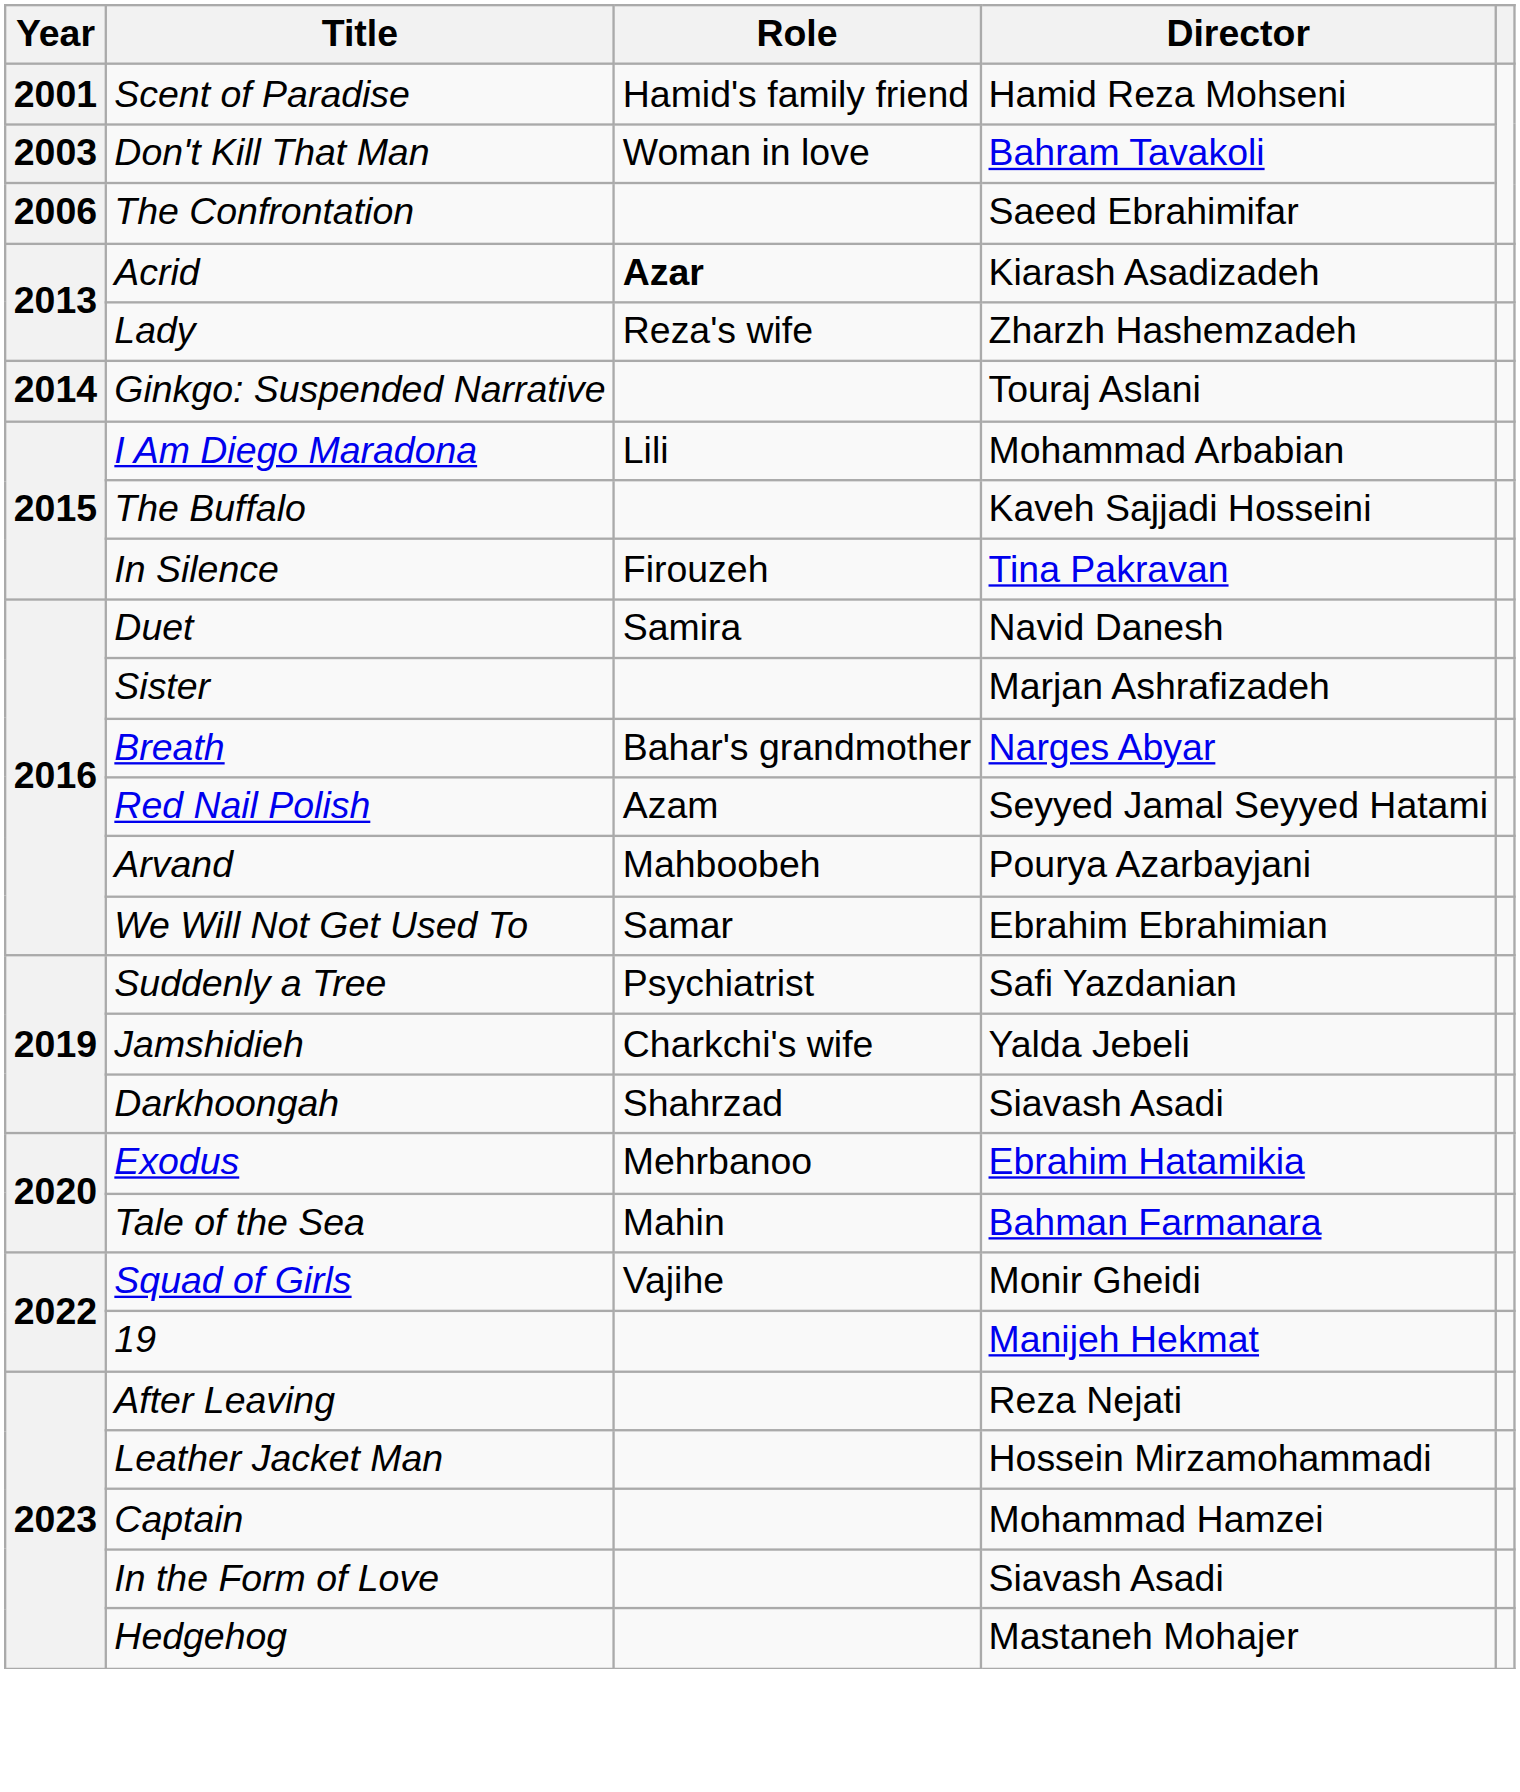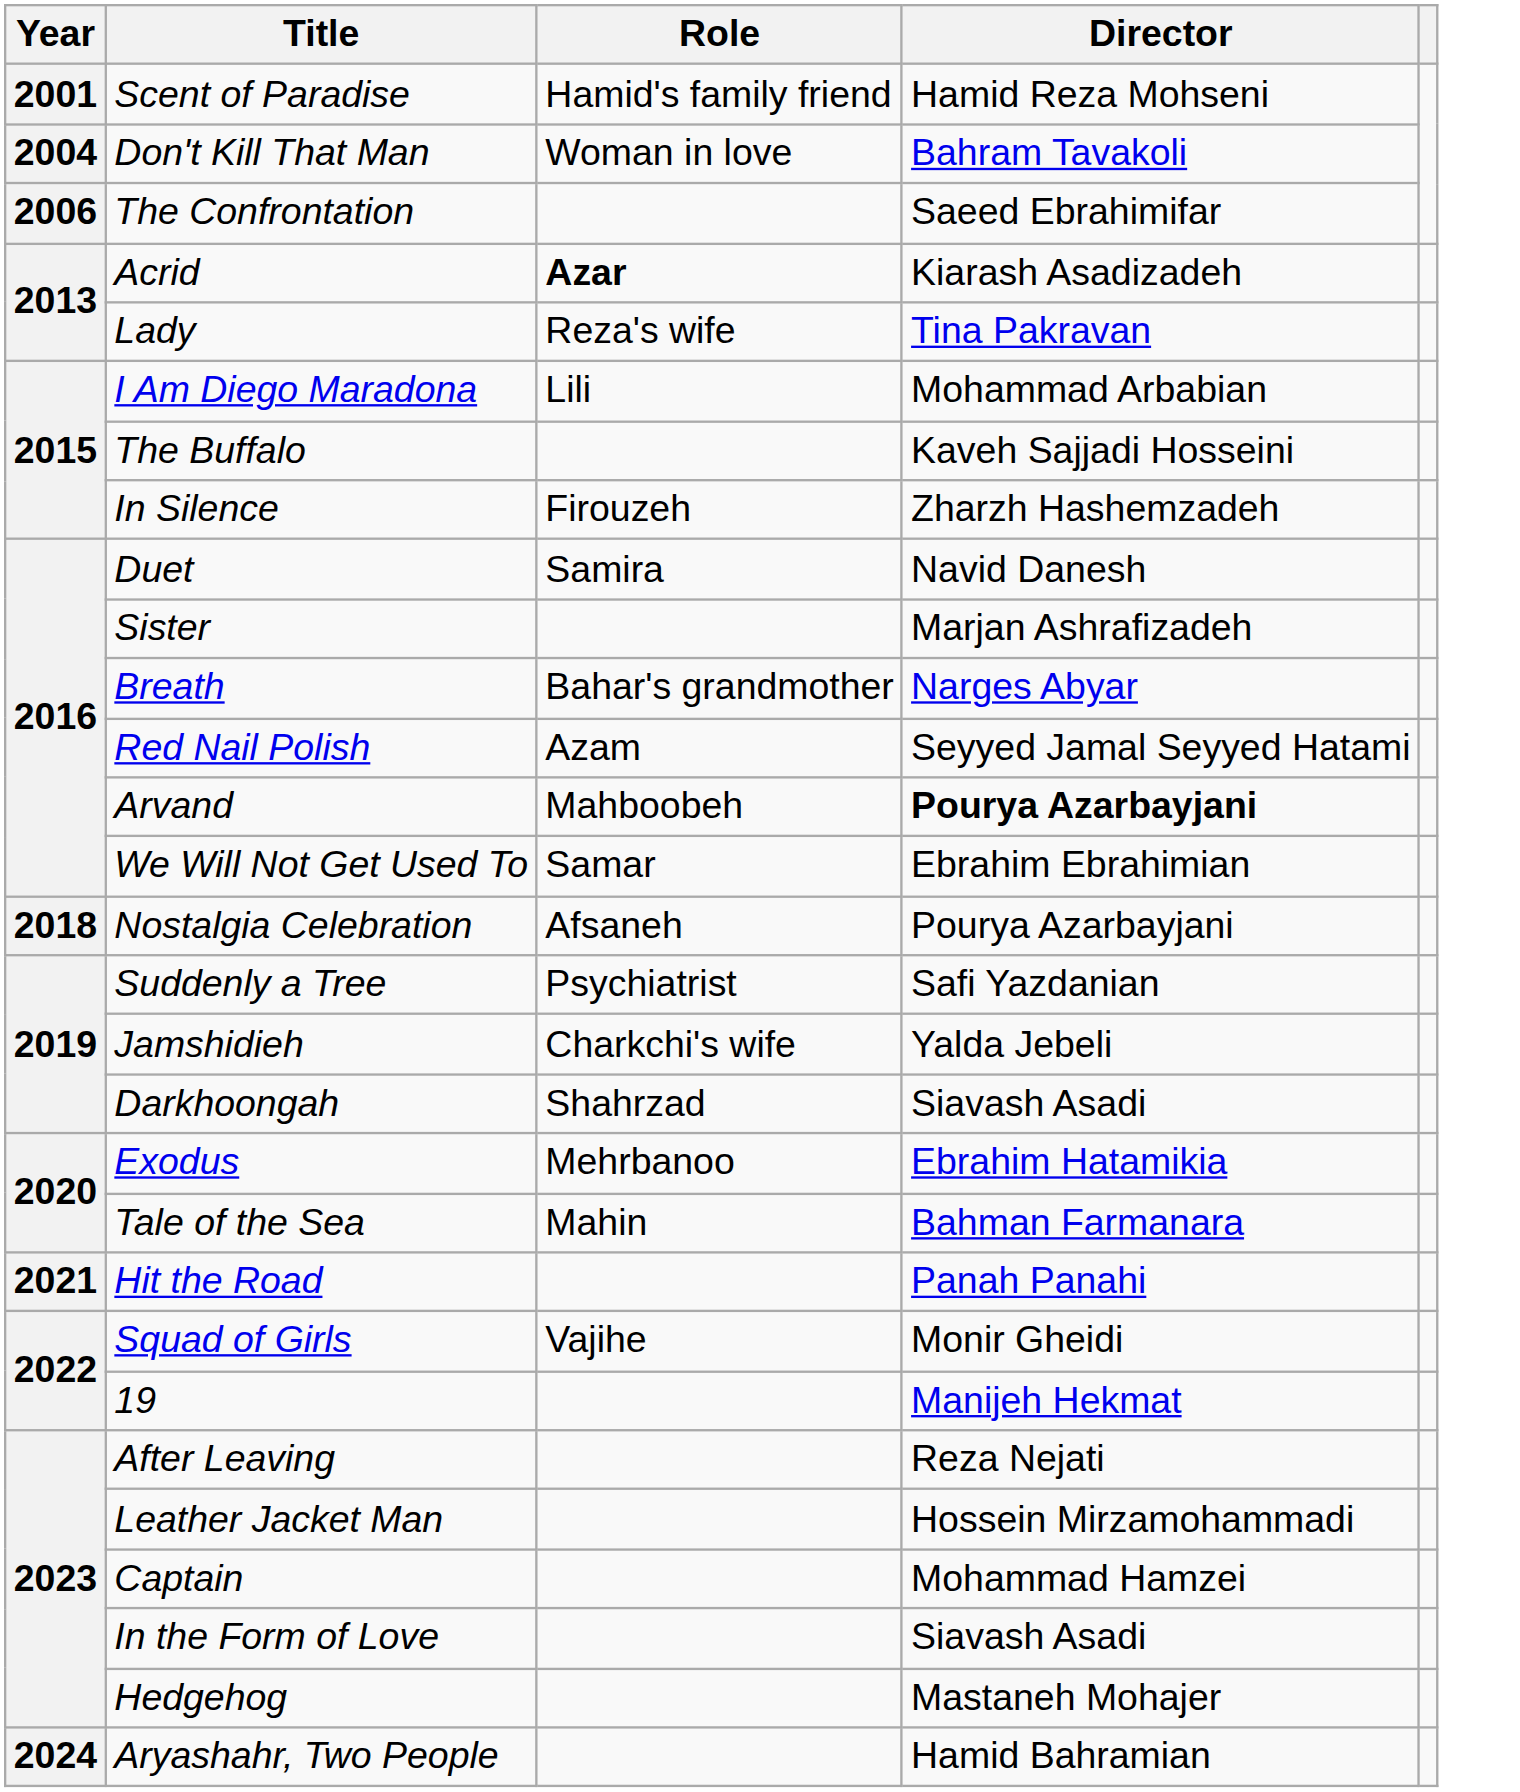(55, 152) 2003 -> (55, 152) 2004
(1173, 331) Zharzh Hashemzadeh -> (1031, 331) Tina Pakravan
- row: (360, 390)
(1109, 568) Tina Pakravan -> (1095, 509) Zharzh Hashemzadeh
(1150, 865) normal -> (1084, 806) bold
+ row: (293, 924)
+ row: (218, 1281)
+ row: (306, 1756)
